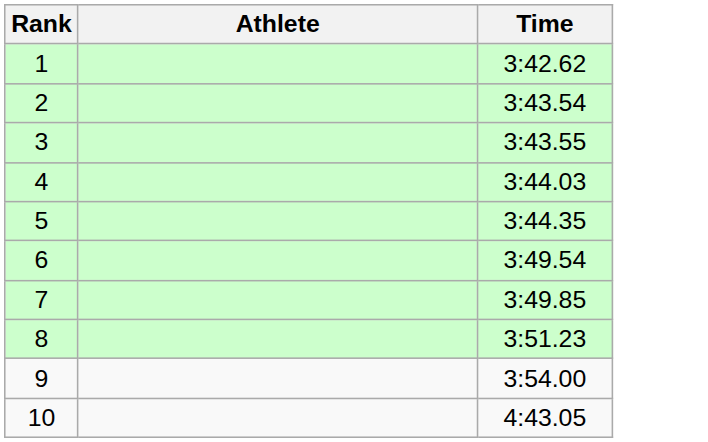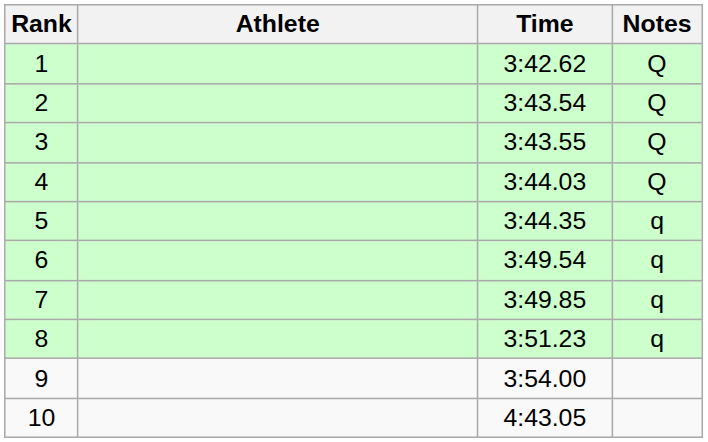+ column: (657, 24)
